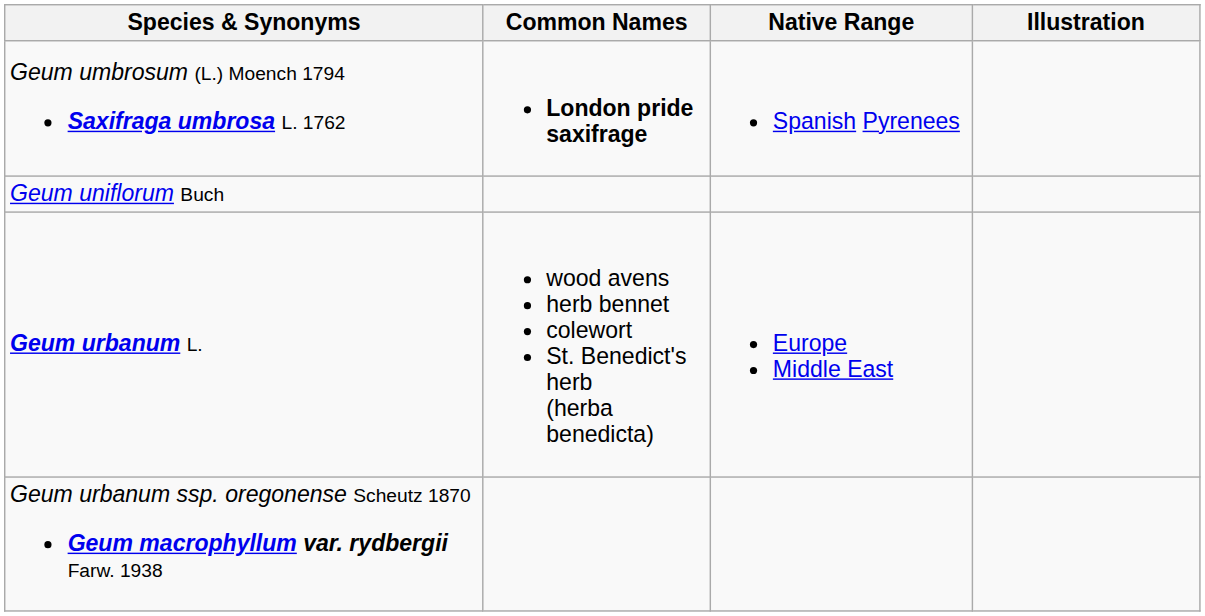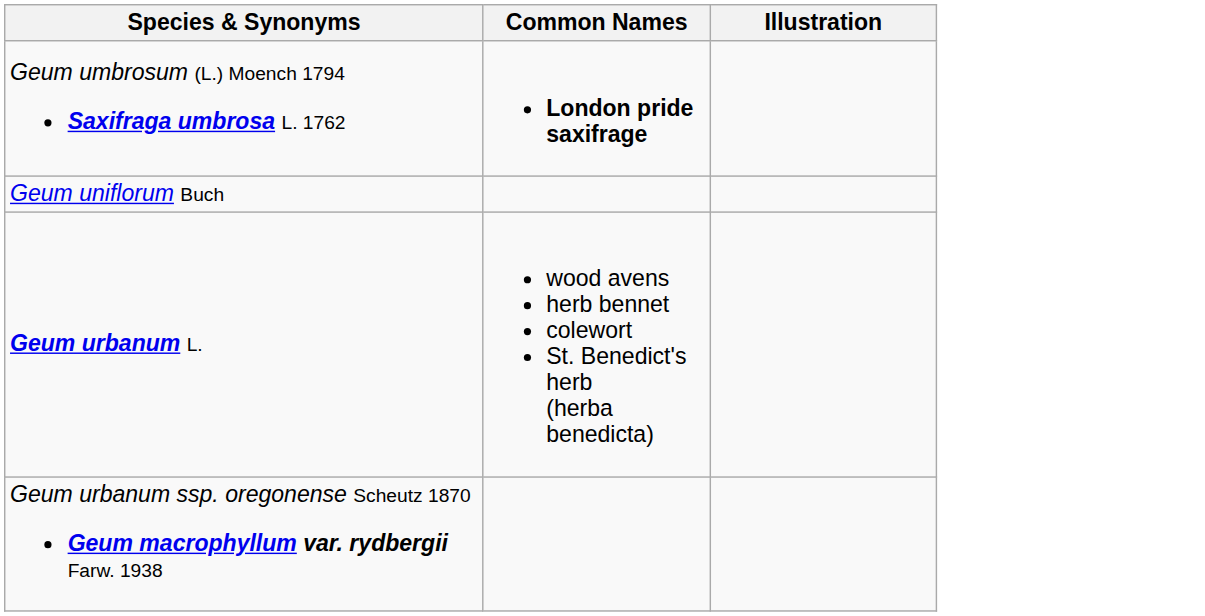- column: (841, 22)
